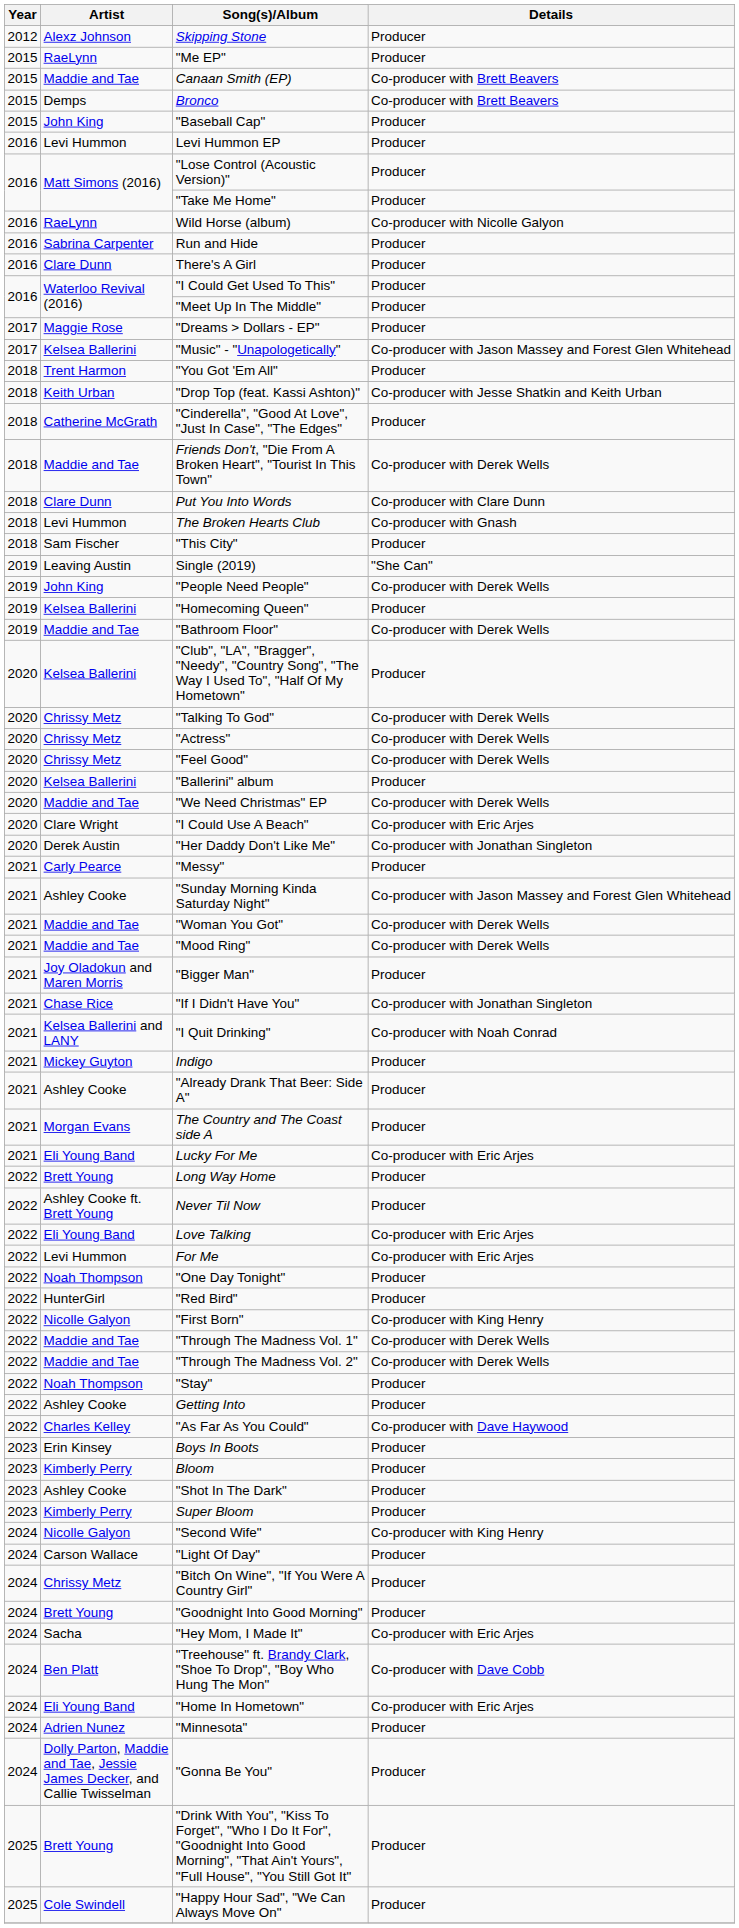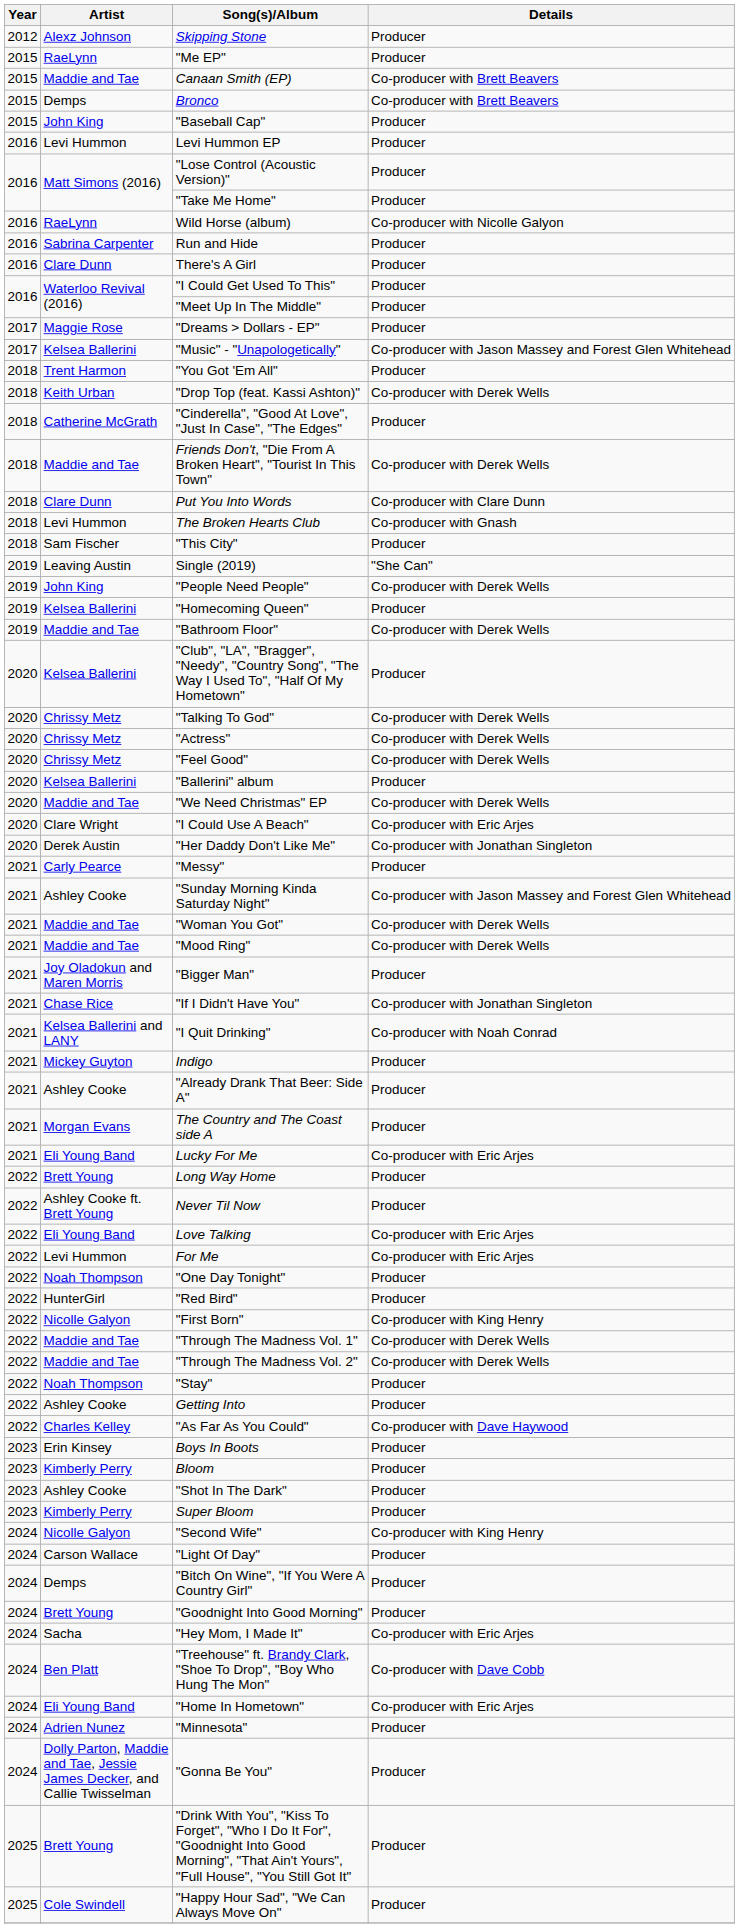(516, 392) Co-producer with Jesse Shatkin and Keith Urban -> (460, 392) Co-producer with Derek Wells
(82, 1583) Chrissy Metz -> (65, 1583) Demps
